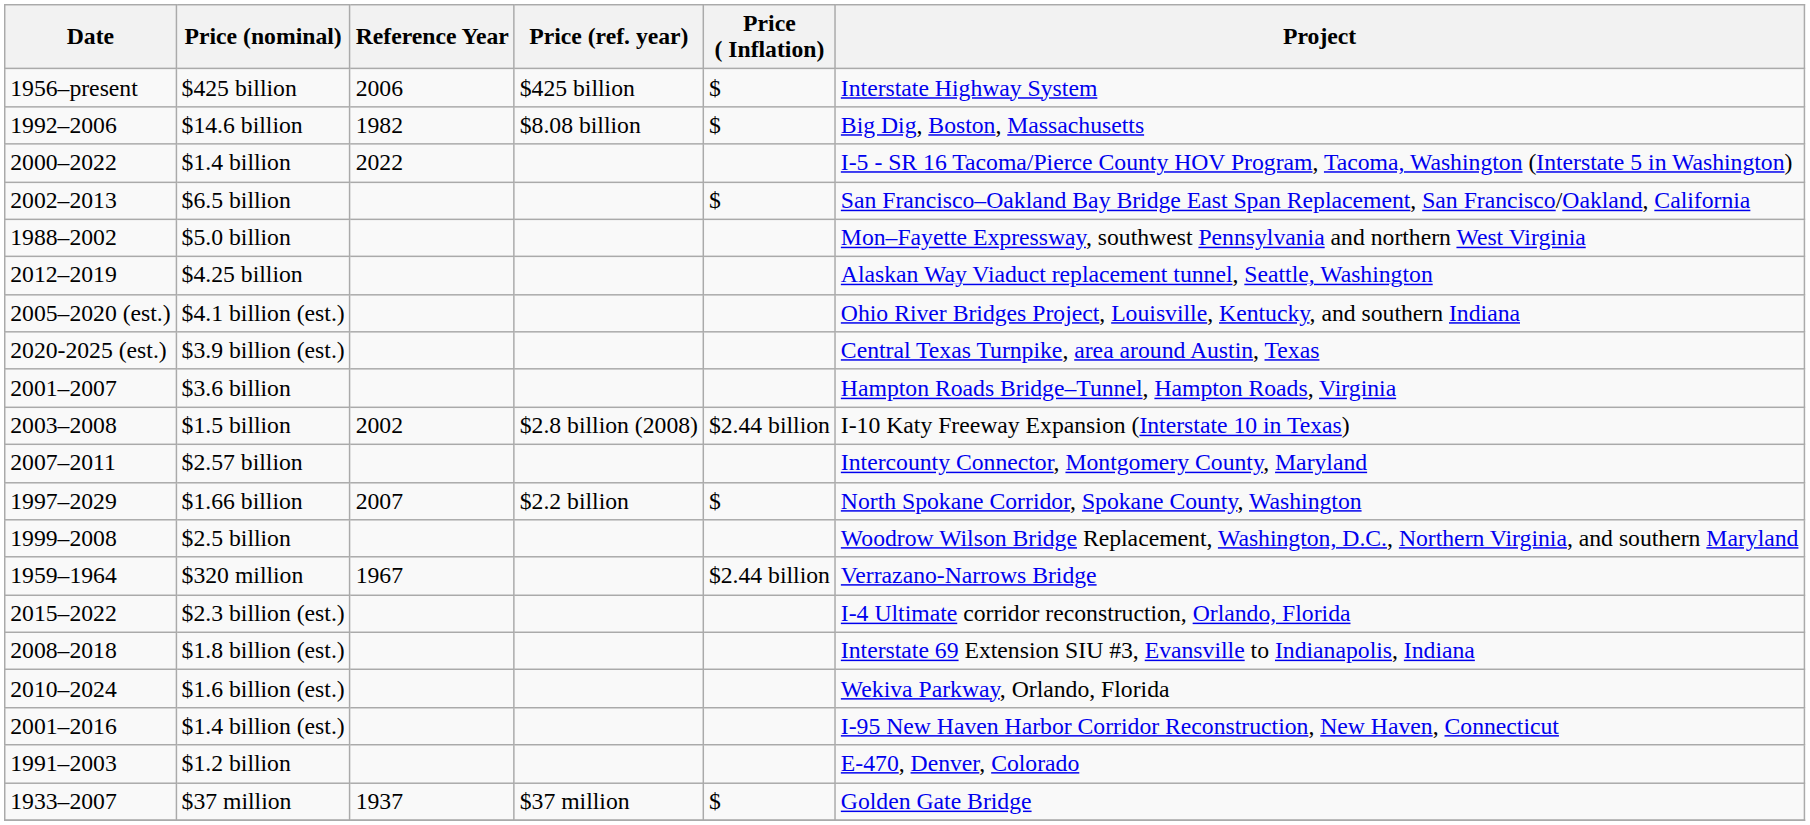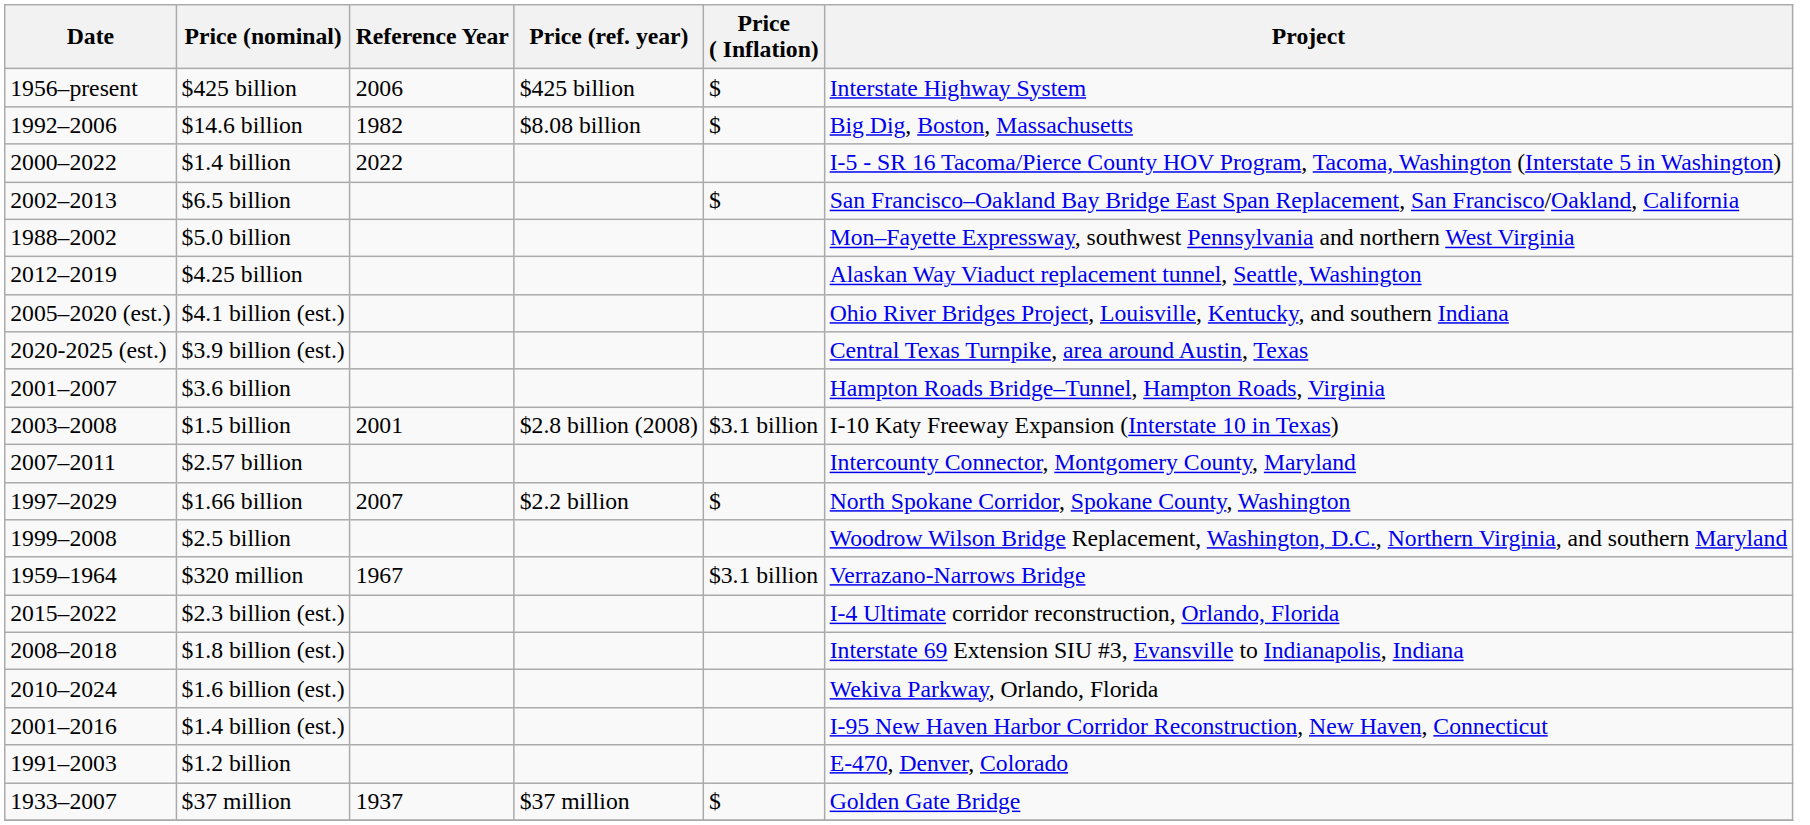(379, 425) 2002 -> (379, 425) 2001
(769, 425) $2.44 billion -> (763, 425) $3.1 billion
(769, 575) $2.44 billion -> (763, 575) $3.1 billion
